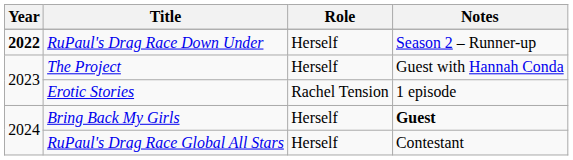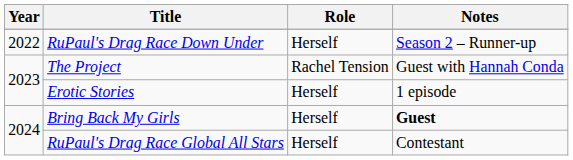(24, 42) bold -> (24, 42) normal
(314, 67) Herself -> (340, 67) Rachel Tension
(340, 92) Rachel Tension -> (314, 92) Herself
